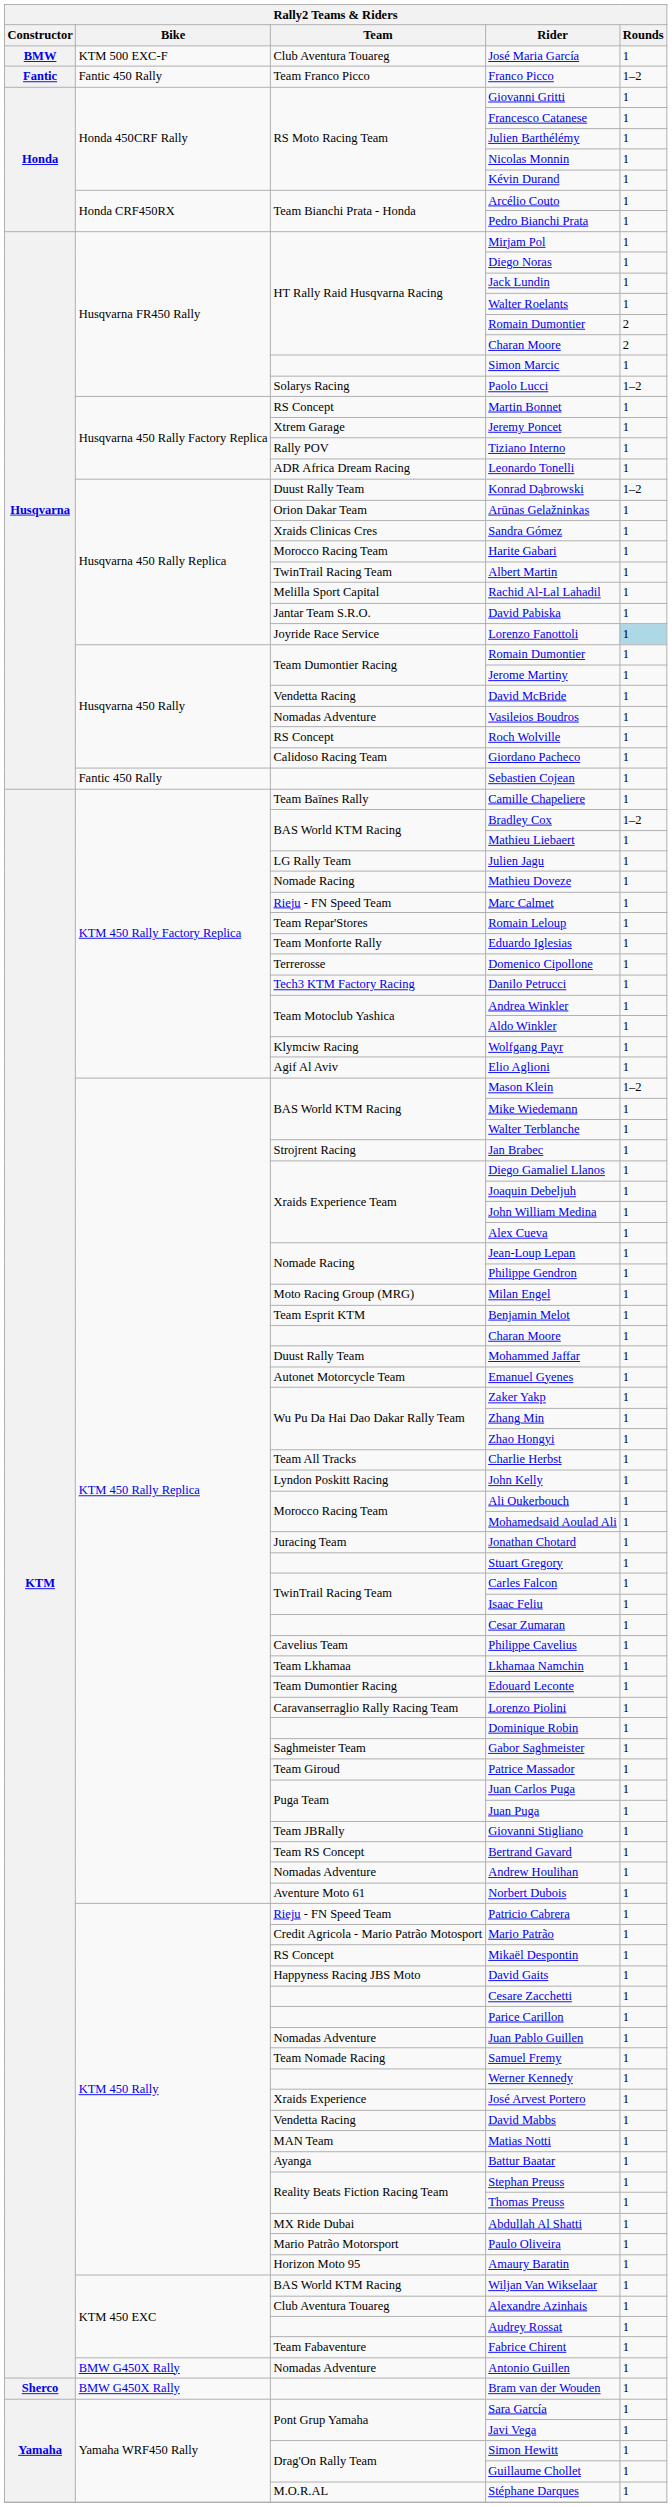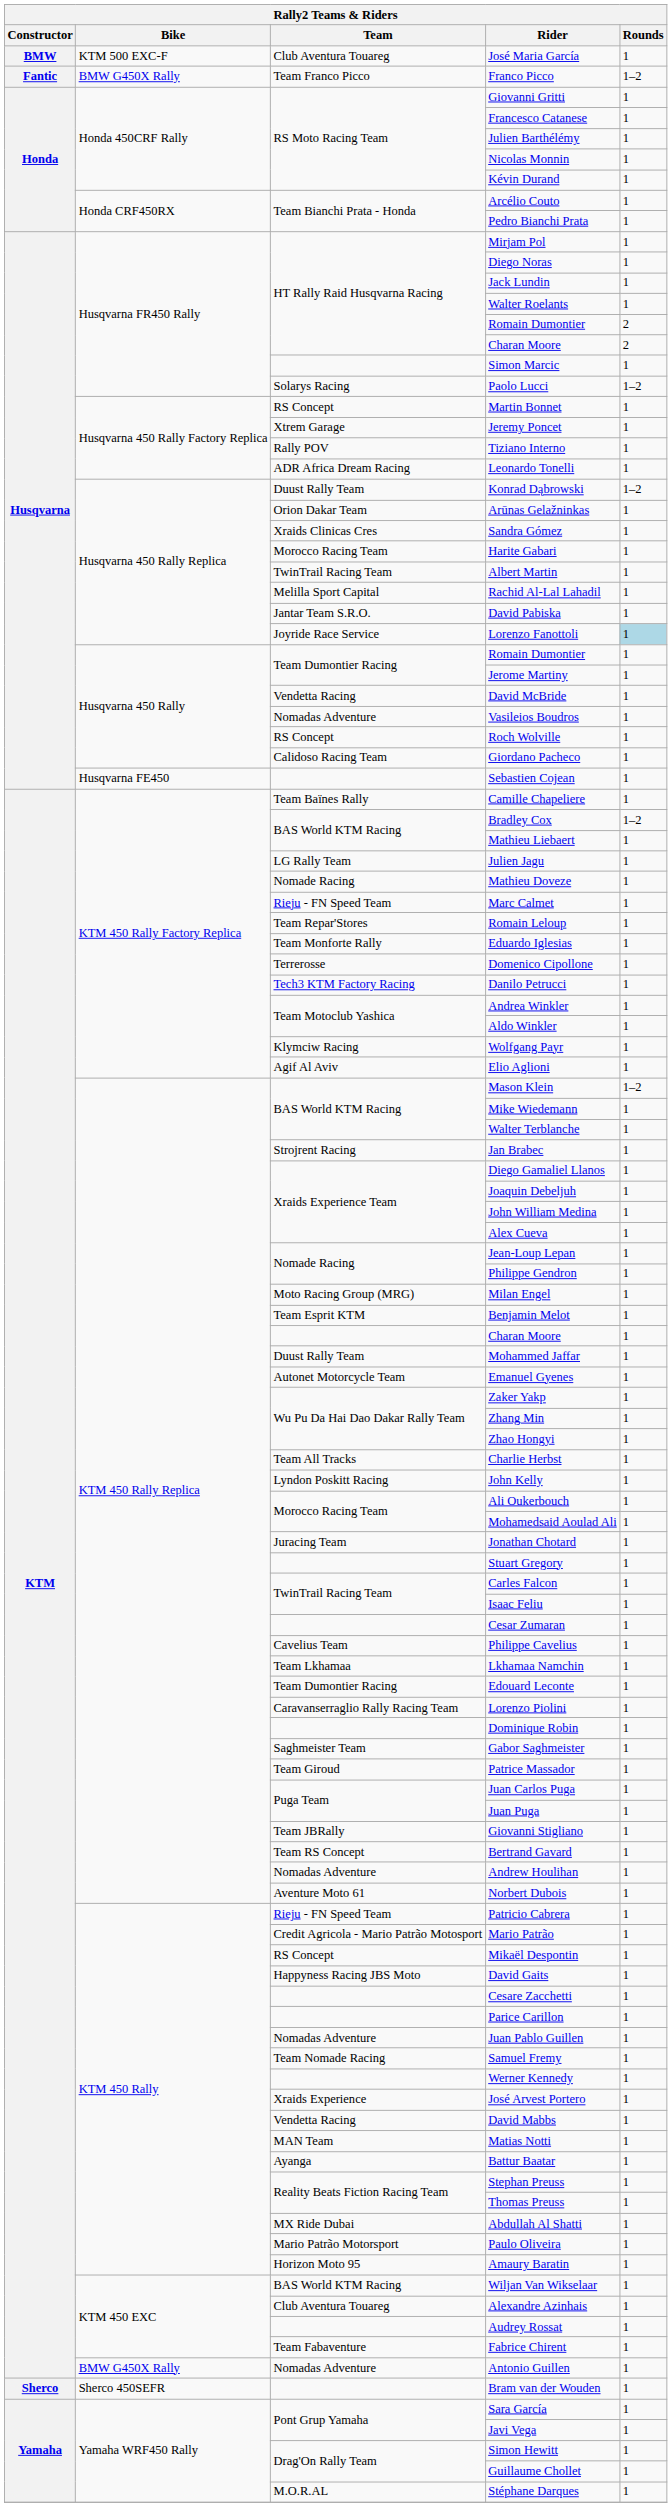(120, 76) Fantic 450 Rally -> (129, 76) BMW G450X Rally
(120, 778) Fantic 450 Rally -> (124, 778) Husqvarna FE450
(129, 2388) BMW G450X Rally -> (122, 2388) Sherco 450SEFR
